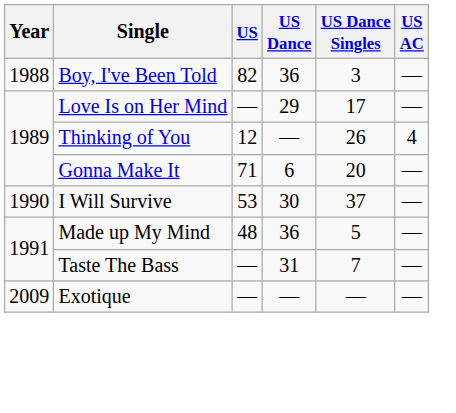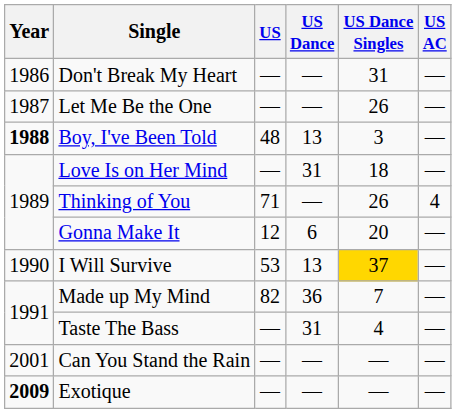+ row: (148, 74)
+ row: (135, 106)
(29, 74) normal -> (29, 138) bold
(247, 74) 82 -> (270, 138) 48
(289, 74) 36 -> (312, 138) 13
(289, 106) 29 -> (312, 169) 31
(356, 106) 17 -> (378, 169) 18
(247, 138) 12 -> (270, 201) 71
(247, 169) 71 -> (270, 233) 12
(289, 201) 30 -> (312, 264) 13
(356, 201) no background -> (378, 264) gold background
(247, 233) 48 -> (270, 296) 82
(356, 233) 5 -> (378, 296) 7
(356, 264) 7 -> (378, 328) 4
+ row: (154, 360)
(29, 296) normal -> (29, 391) bold
